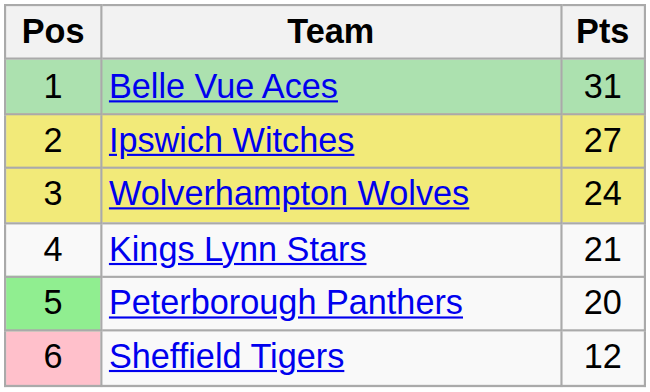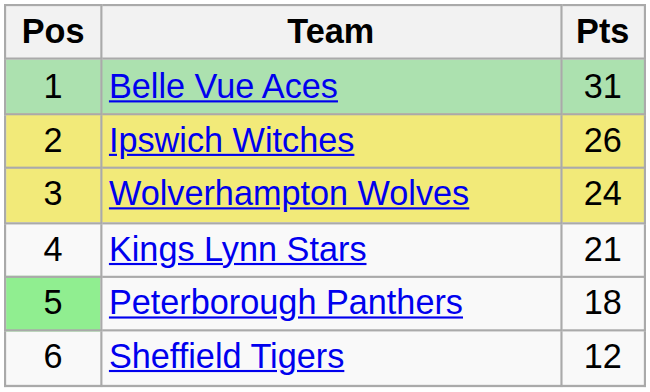(603, 140) 27 -> (603, 140) 26
(603, 303) 20 -> (603, 303) 18
(53, 357) pink background -> (53, 357) no background
